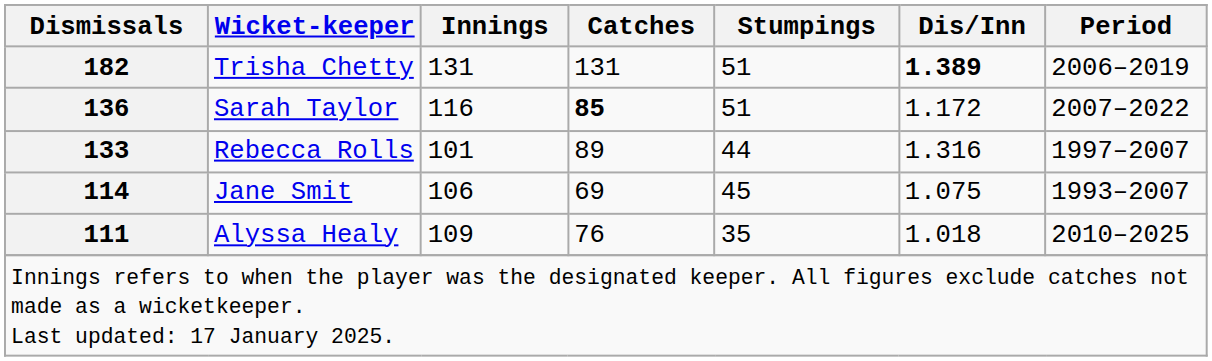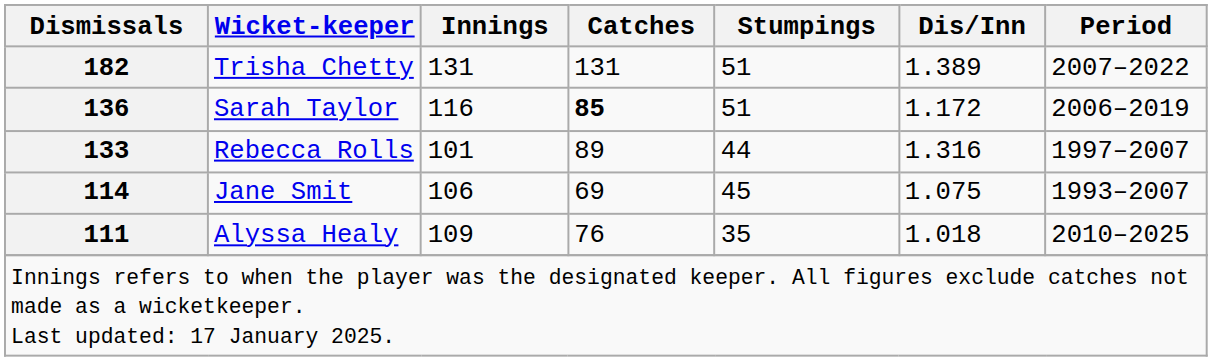(943, 68) bold -> (943, 68) normal
(1120, 68) 2006–2019 -> (1120, 68) 2007–2022
(1120, 109) 2007–2022 -> (1120, 109) 2006–2019
